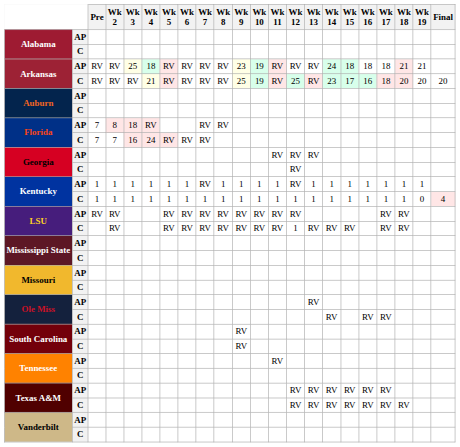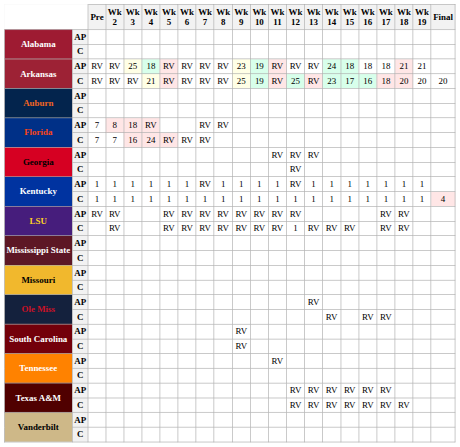(422, 199) 0 -> (422, 199) 1
